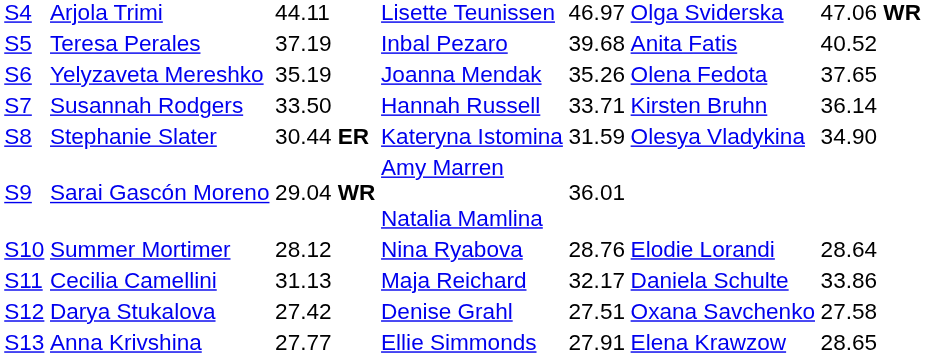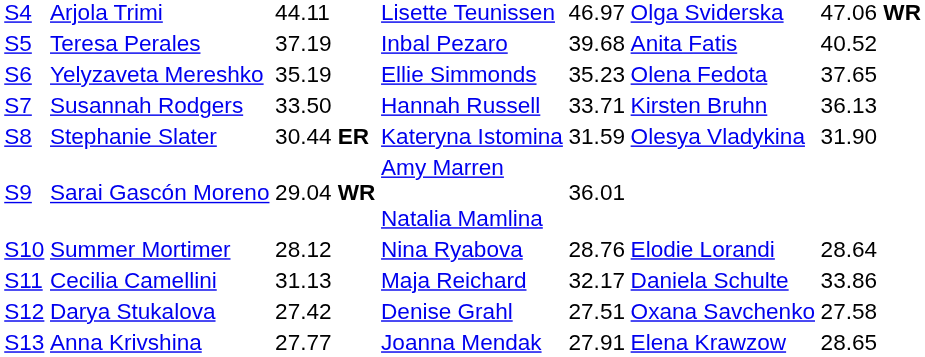(461, 74) Joanna Mendak -> (459, 74) Ellie Simmonds
(597, 74) 35.26 -> (597, 74) 35.23
(849, 105) 36.14 -> (849, 105) 36.13
(849, 136) 34.90 -> (849, 136) 31.90
(459, 342) Ellie Simmonds -> (461, 342) Joanna Mendak
